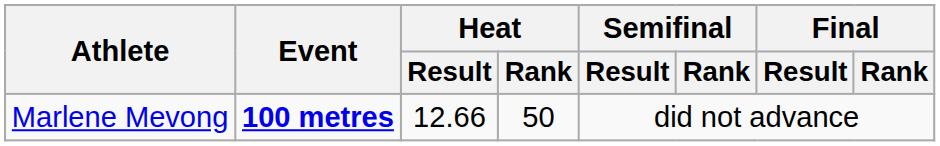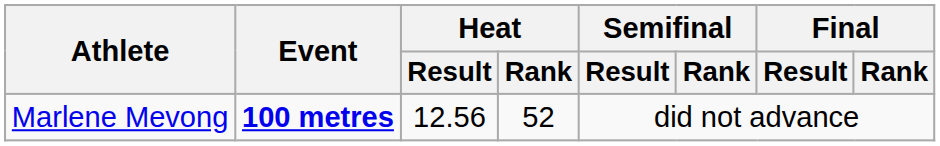(449, 118) 12.66 -> (449, 118) 12.56
(538, 118) 50 -> (538, 118) 52
